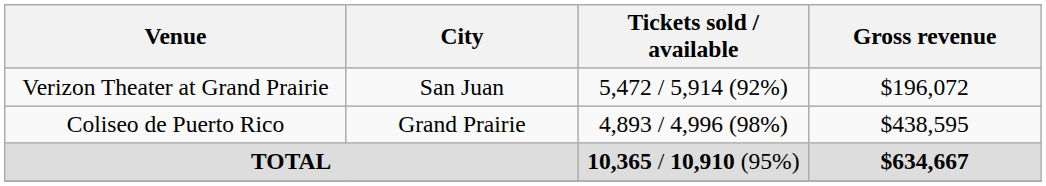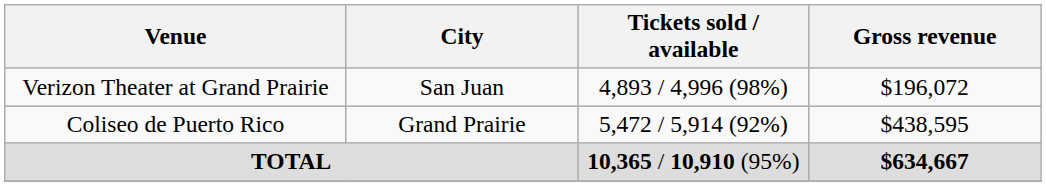(693, 86) 5,472 / 5,914 (92%) -> (693, 86) 4,893 / 4,996 (98%)
(693, 124) 4,893 / 4,996 (98%) -> (693, 124) 5,472 / 5,914 (92%)
